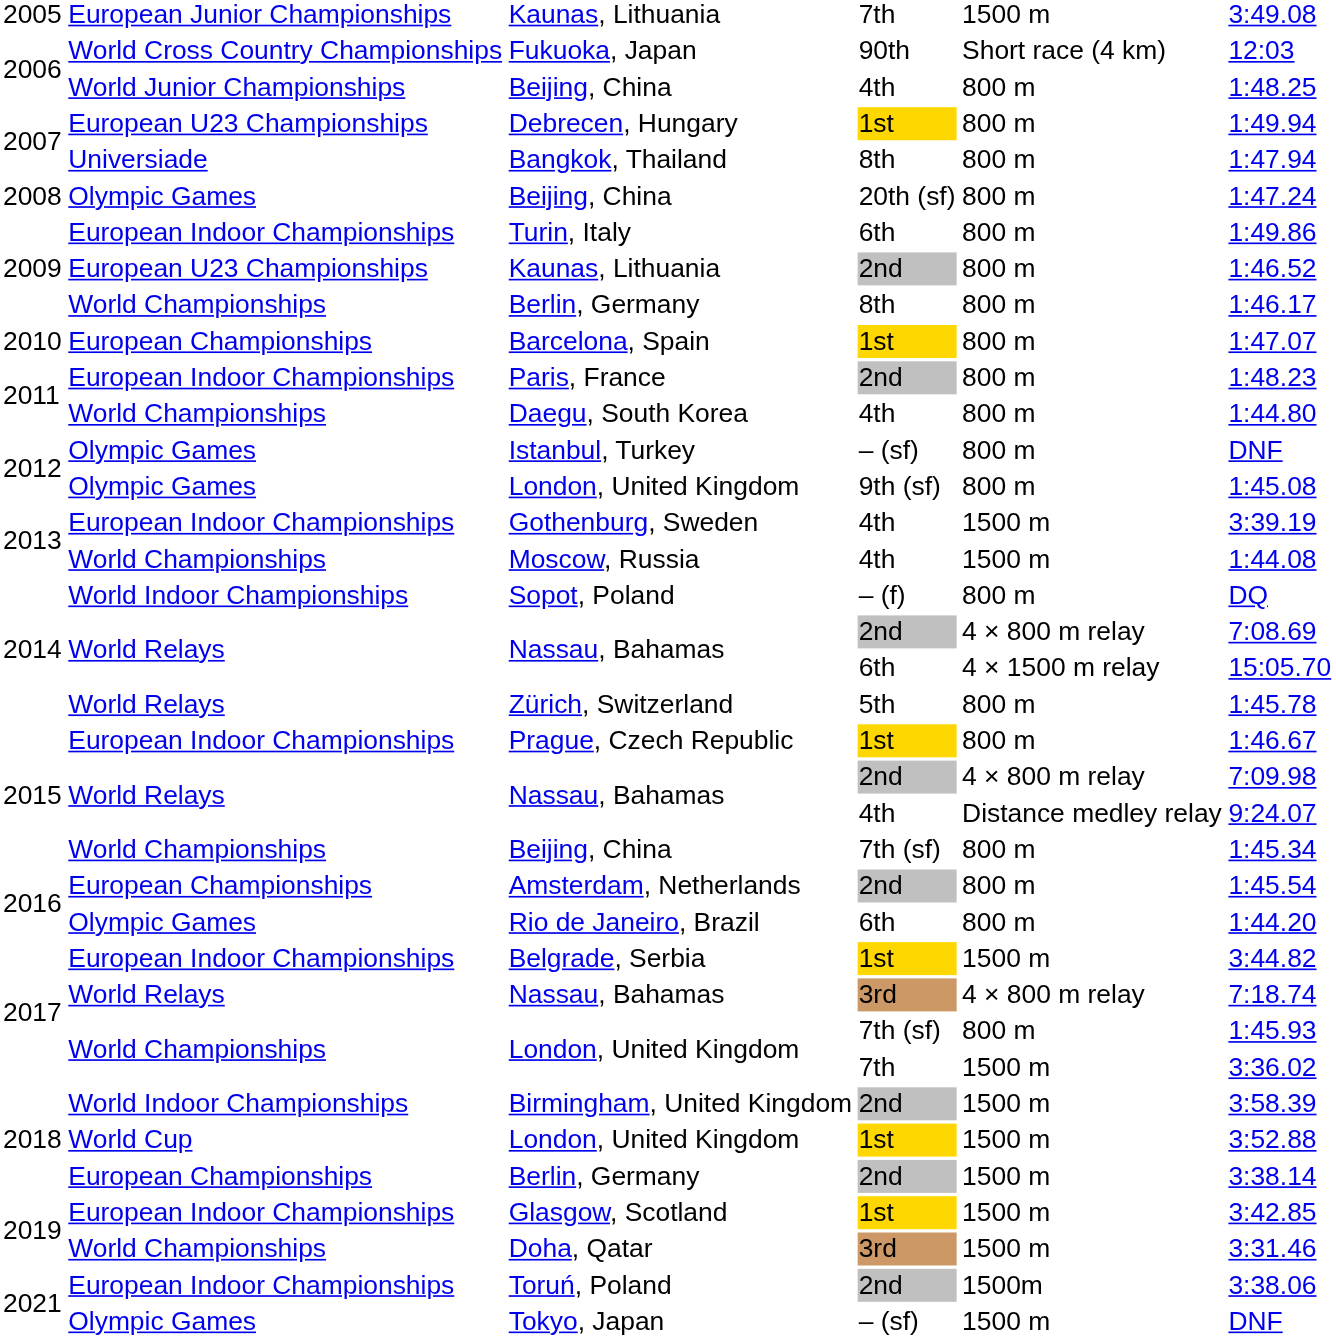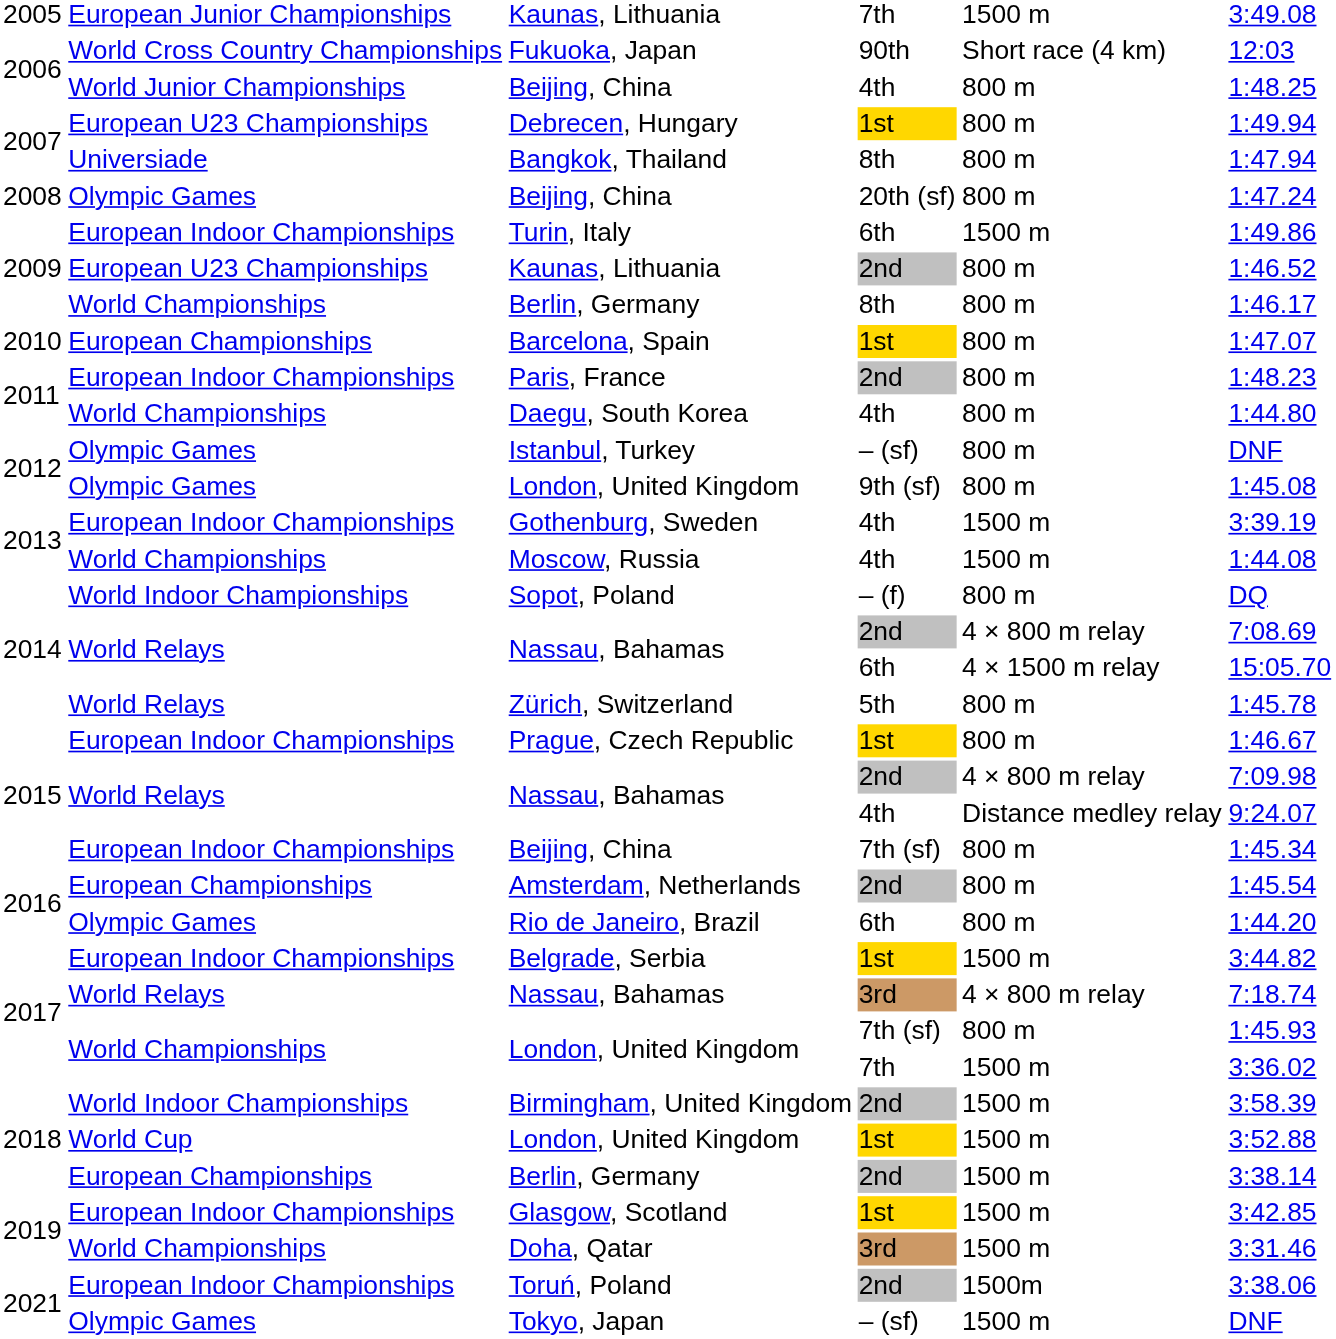(999, 232) 800 m -> (1006, 232) 1500 m
(197, 849) World Championships -> (261, 849) European Indoor Championships
